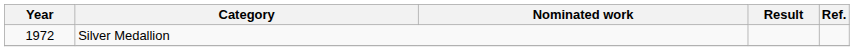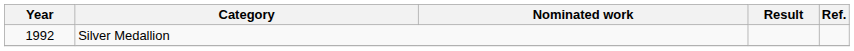(40, 35) 1972 -> (40, 35) 1992
